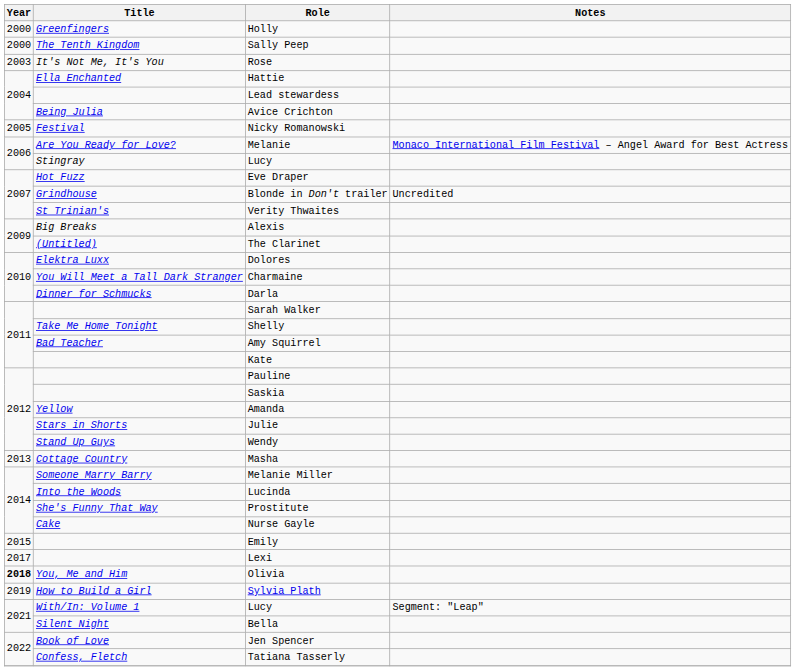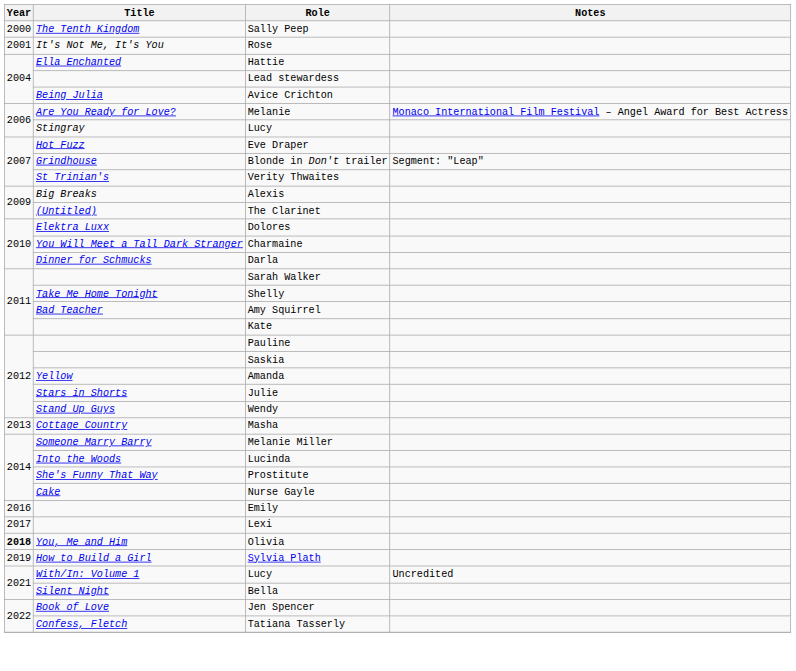- row: (72, 29)
(19, 62) 2003 -> (19, 46) 2001
- row: (60, 128)
(423, 194) Uncredited -> (438, 161) Segment: "Leap"
(19, 541) 2015 -> (19, 508) 2016
(438, 608) Segment: "Leap" -> (423, 575) Uncredited
